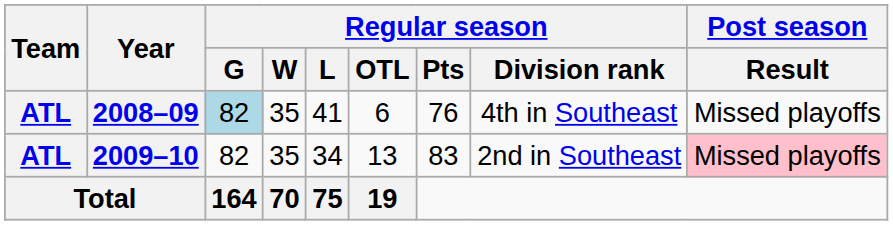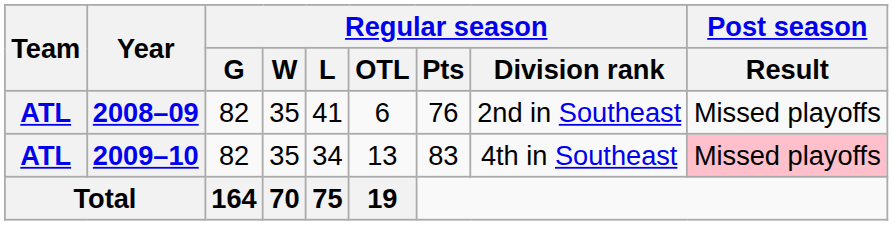(234, 113) lightblue background -> (234, 113) no background
(579, 113) 4th in Southeast -> (579, 113) 2nd in Southeast
(579, 156) 2nd in Southeast -> (579, 156) 4th in Southeast
